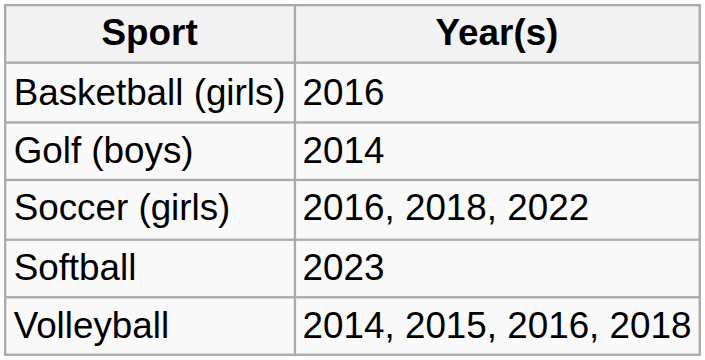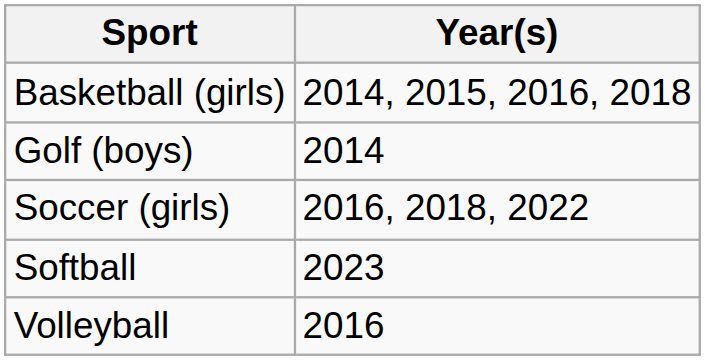(344, 92) 2016 -> (497, 92) 2014, 2015, 2016, 2018
(497, 325) 2014, 2015, 2016, 2018 -> (344, 325) 2016
